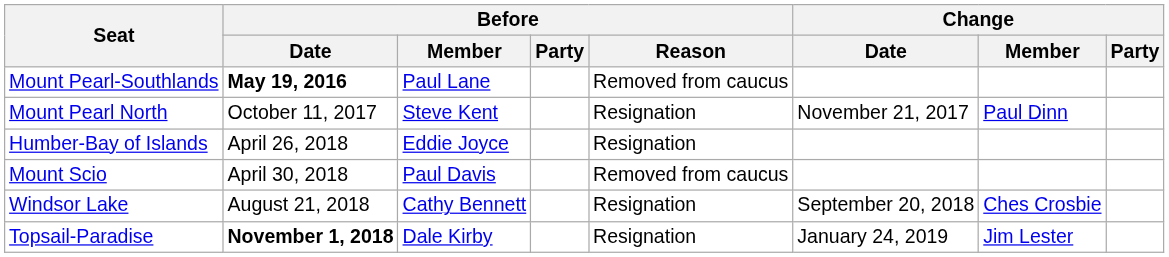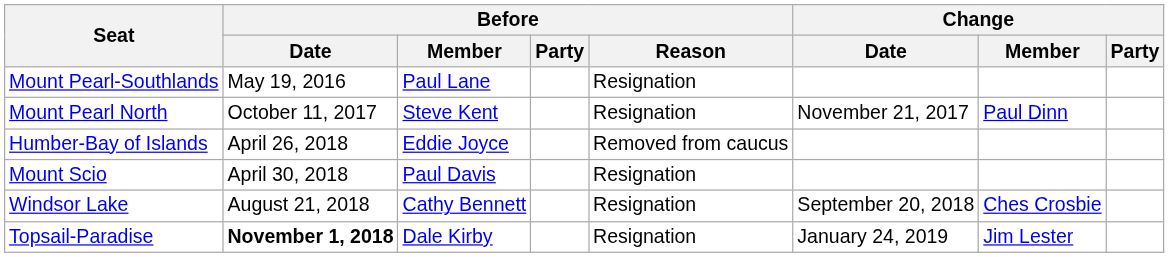(287, 81) bold -> (287, 81) normal
(691, 81) Removed from caucus -> (645, 81) Resignation
(645, 143) Resignation -> (691, 143) Removed from caucus
(691, 174) Removed from caucus -> (645, 174) Resignation
